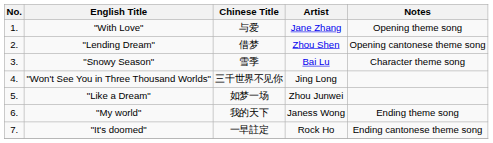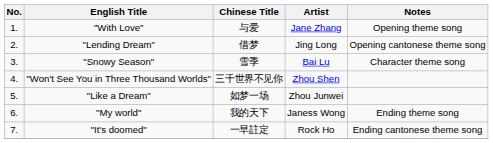(316, 45) Zhou Shen -> (316, 45) Jing Long
(316, 79) Jing Long -> (316, 79) Zhou Shen
